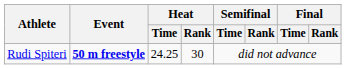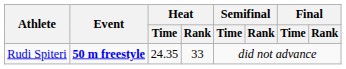(164, 54) 24.25 -> (164, 54) 24.35
(197, 54) 30 -> (197, 54) 33
